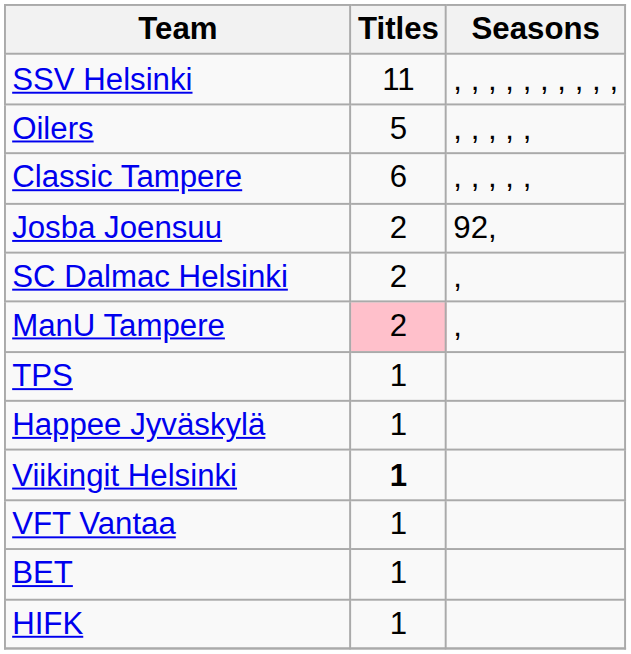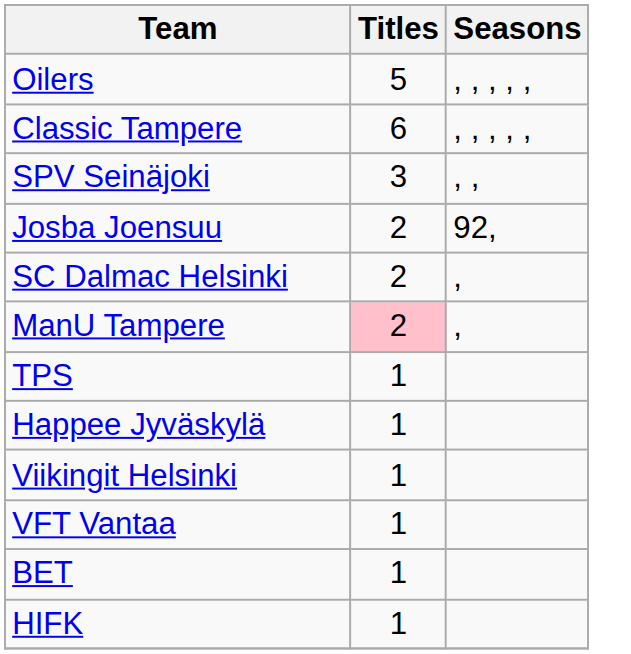- row: (102, 78)
+ row: (111, 177)
(399, 474) bold -> (399, 474) normal
